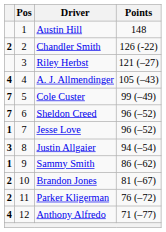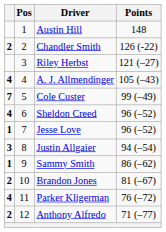(9, 113) 7 -> (9, 113) 4
(9, 197) 2 -> (9, 197) 4
(9, 214) 4 -> (9, 214) 2
